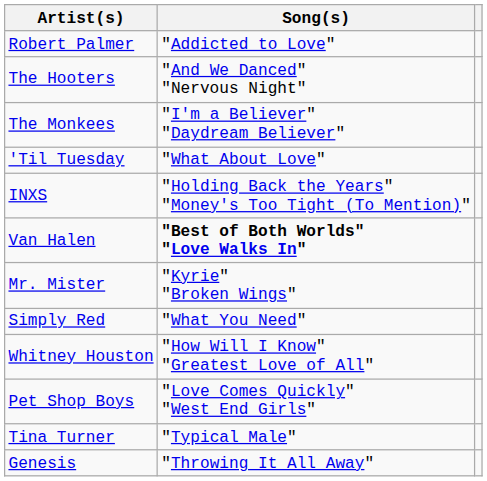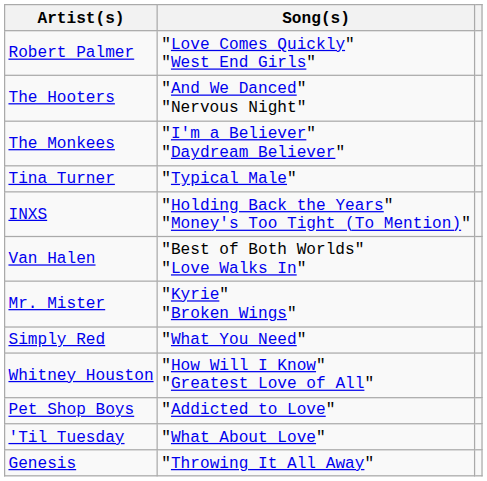(248, 44) "Addicted to Love" -> (258, 53) "Love Comes Quickly" "West End Girls"
rows swapped: (67, 160) <-> (62, 437)
(263, 240) bold -> (263, 259) normal
(258, 401) "Love Comes Quickly" "West End Girls" -> (248, 411) "Addicted to Love"
